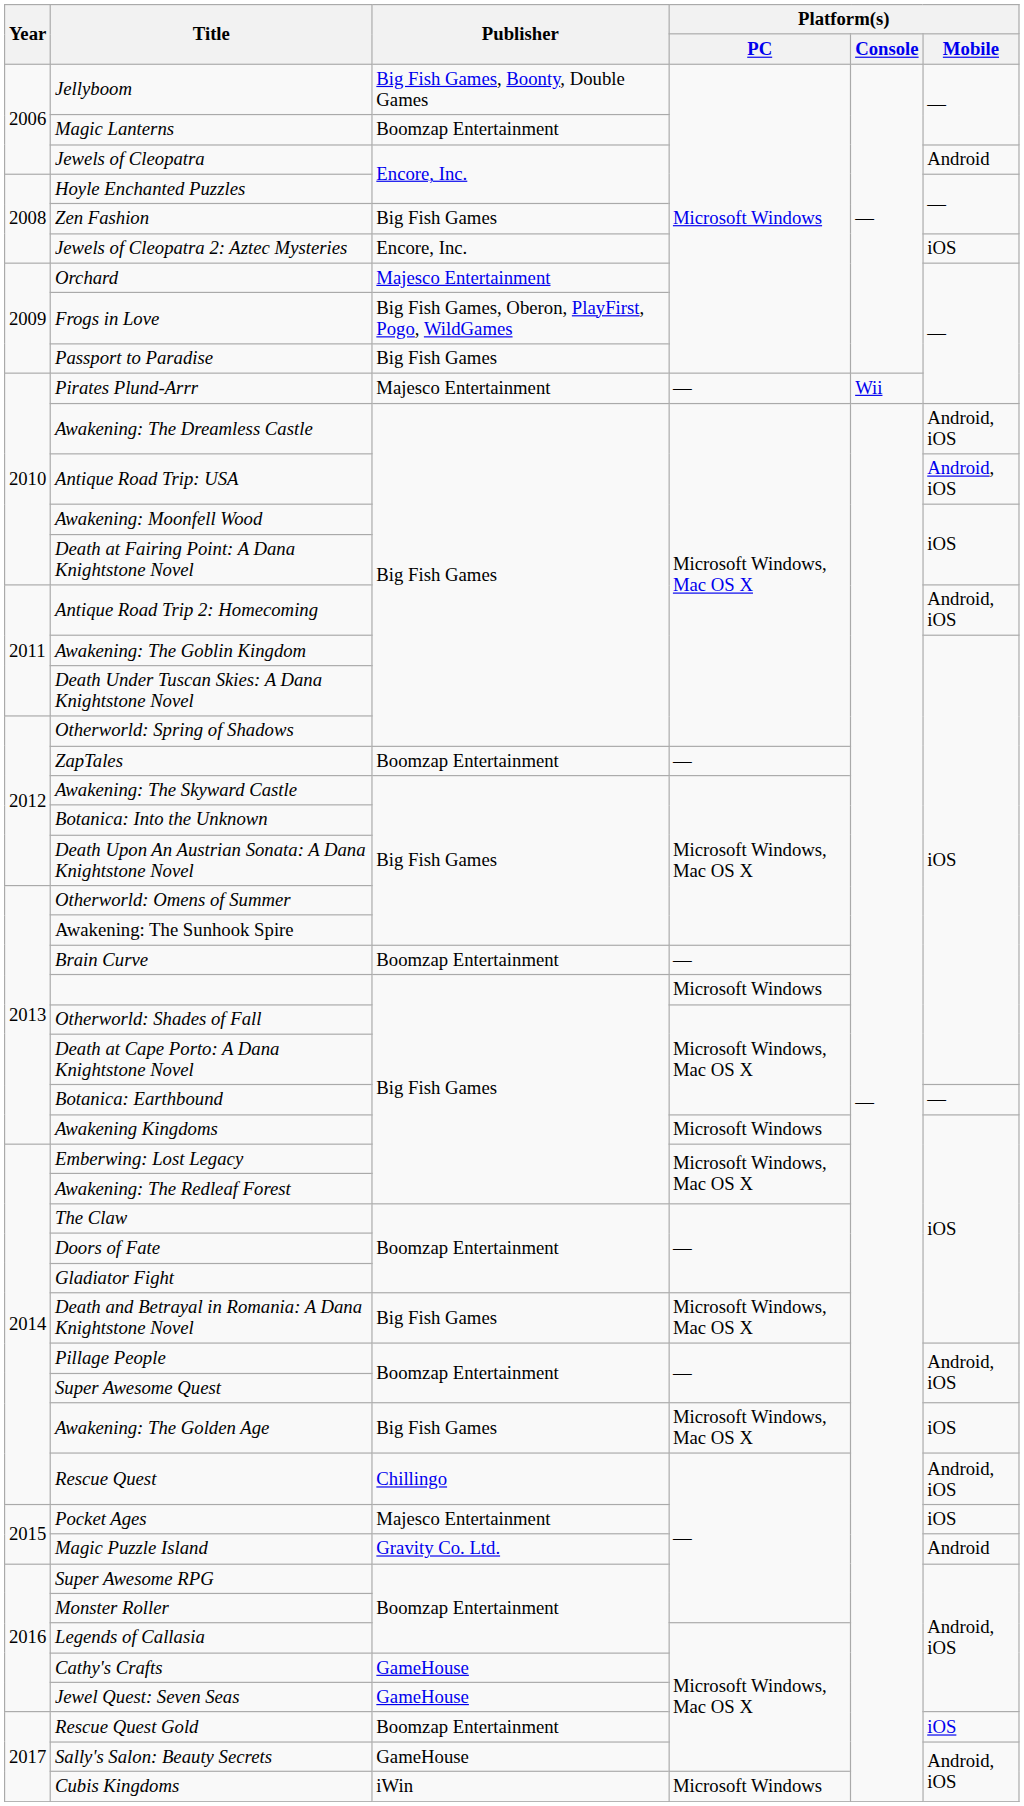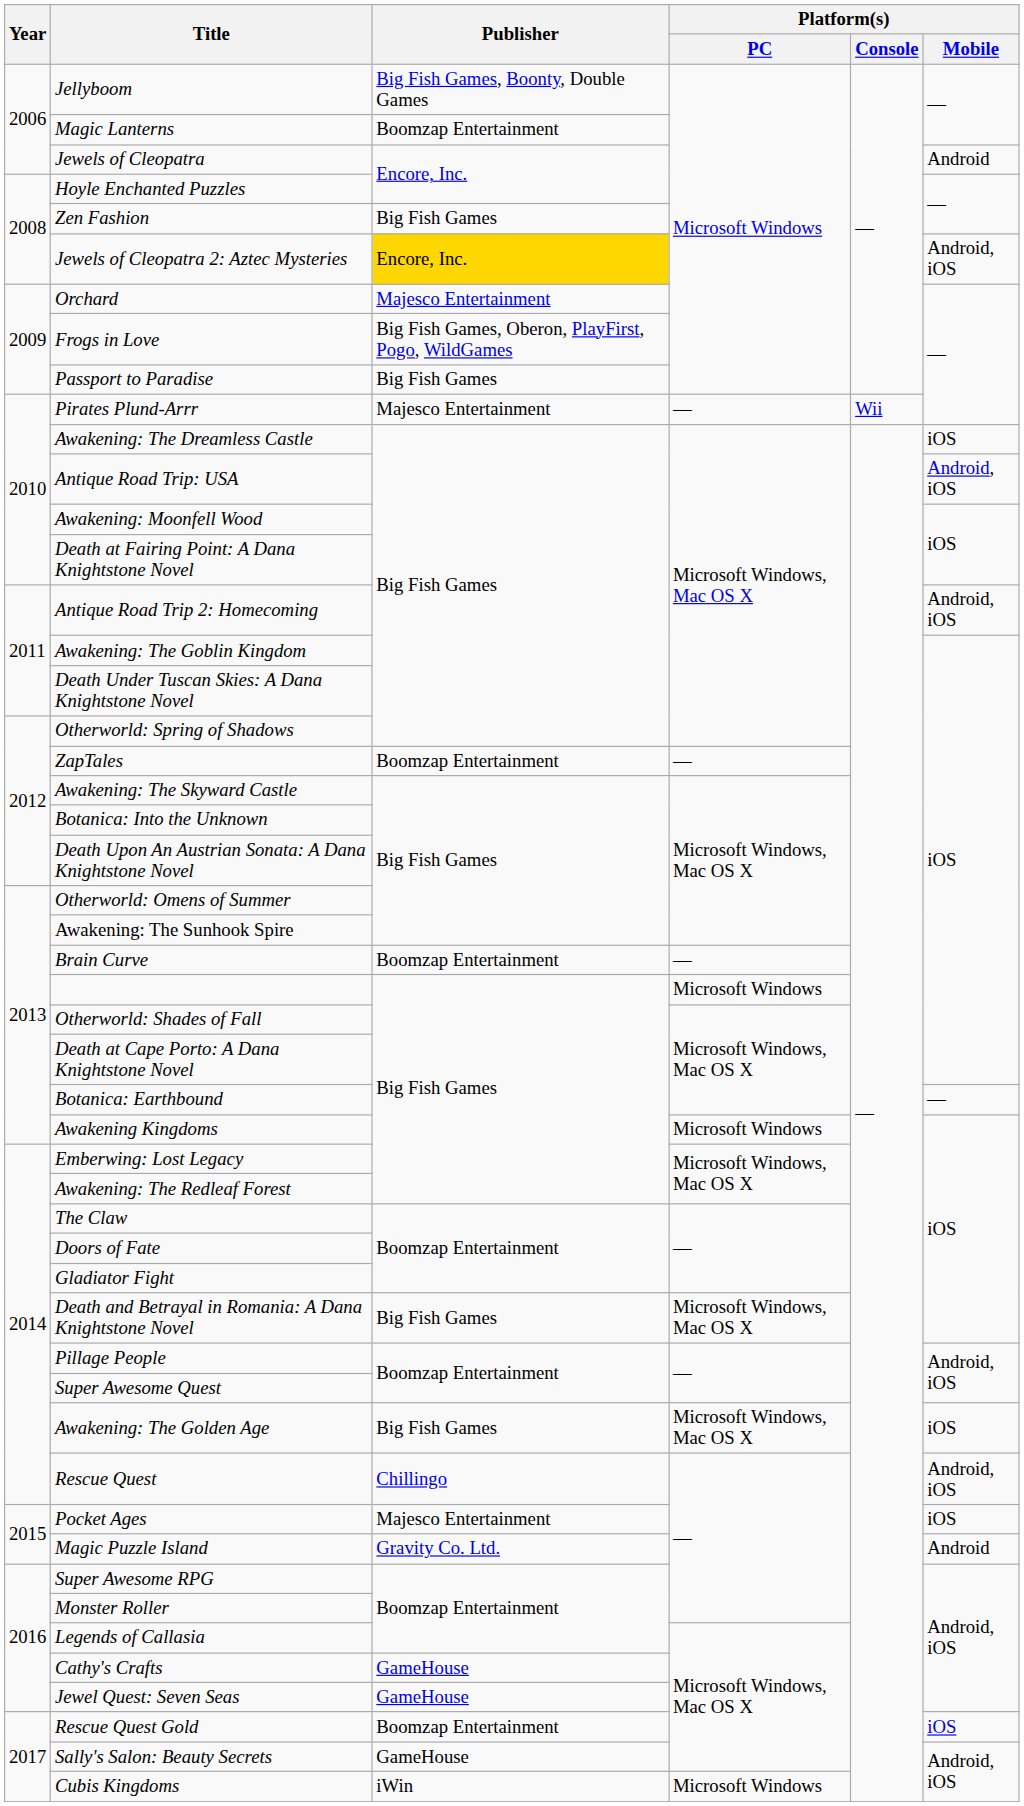(422, 248) no background -> (422, 258) gold background
(942, 248) iOS -> (961, 258) Android, iOS
(961, 428) Android, iOS -> (942, 438) iOS
